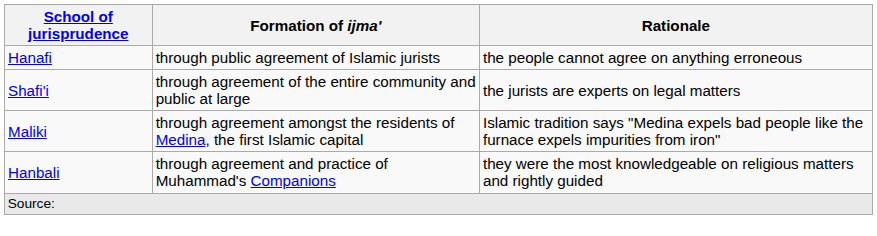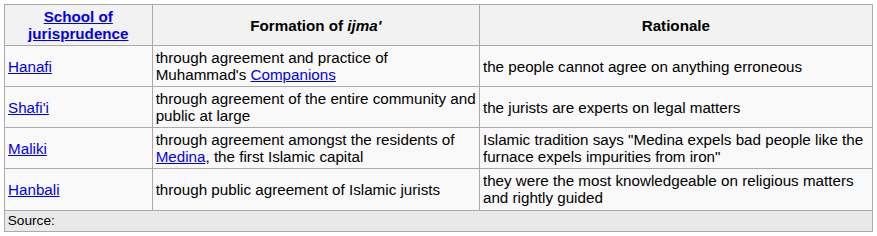(298, 58) through public agreement of Islamic jurists -> (272, 66) through agreement and practice of Muhammad's Companions
(272, 172) through agreement and practice of Muhammad's Companions -> (298, 189) through public agreement of Islamic jurists
